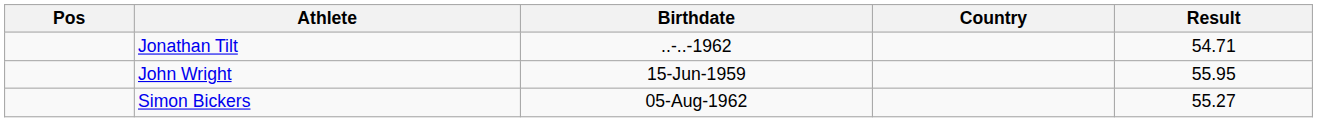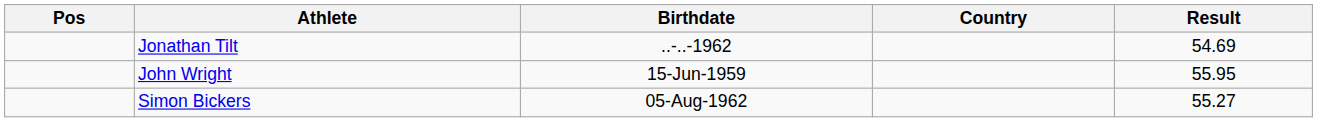(1214, 46) 54.71 -> (1214, 46) 54.69
